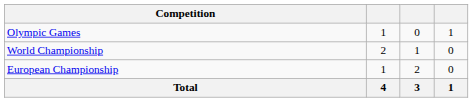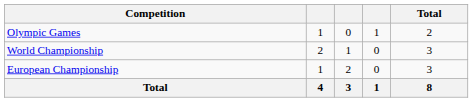+ column: (429, 14)
